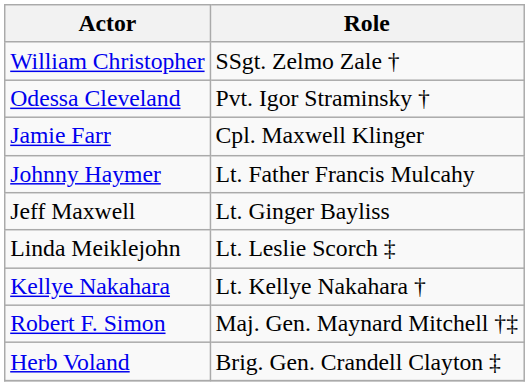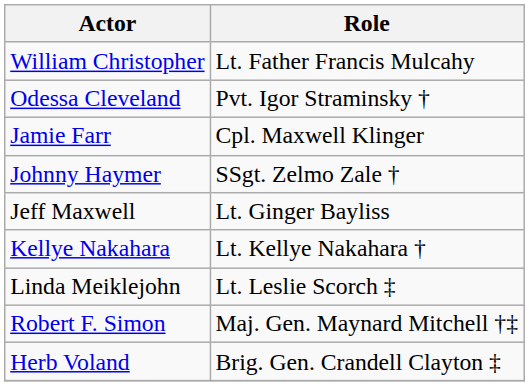(308, 60) SSgt. Zelmo Zale † -> (345, 60) Lt. Father Francis Mulcahy
(345, 173) Lt. Father Francis Mulcahy -> (308, 173) SSgt. Zelmo Zale †
rows swapped: (95, 248) <-> (90, 286)
